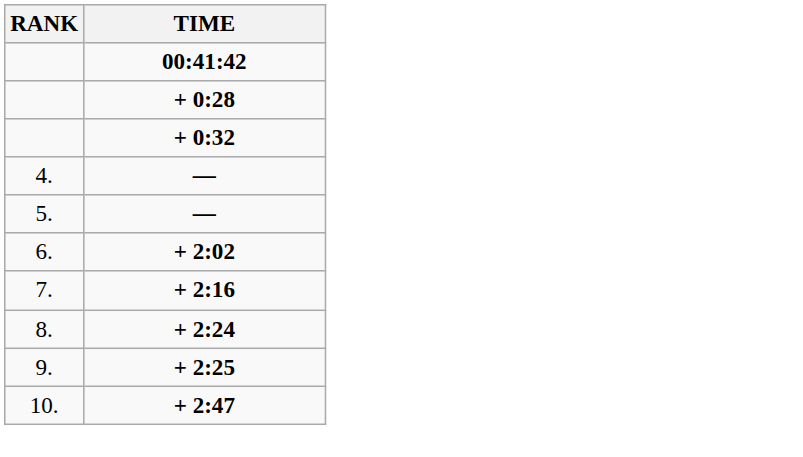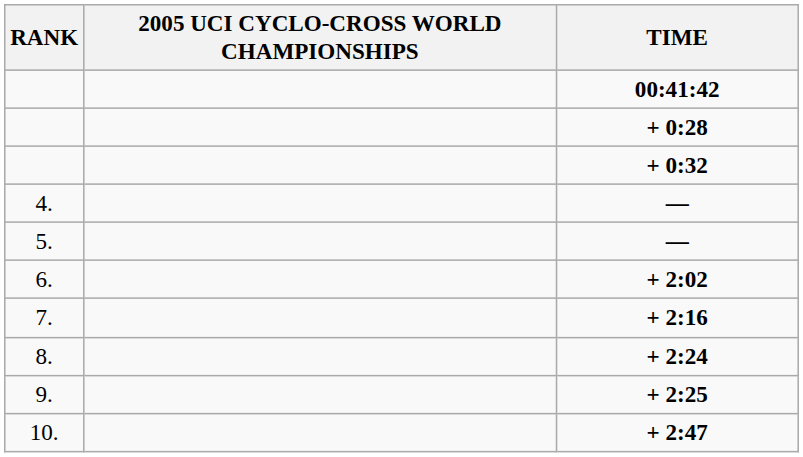+ column: (320, 37)
